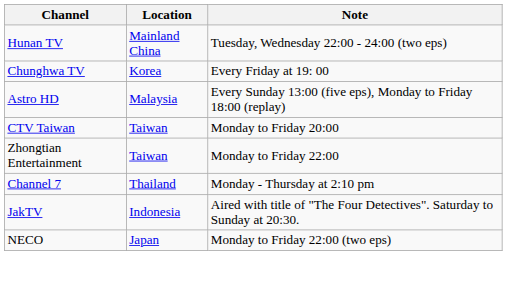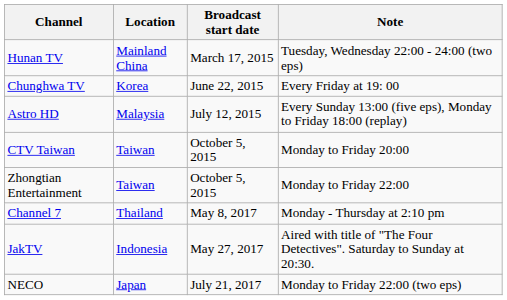+ column: (233, 22)
